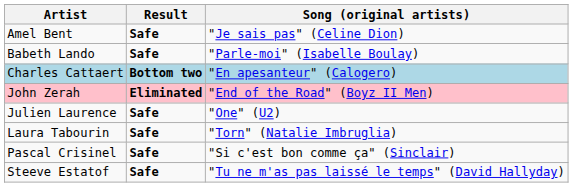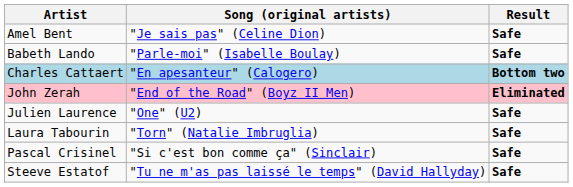columns swapped: (386, 14) <-> (166, 14)
